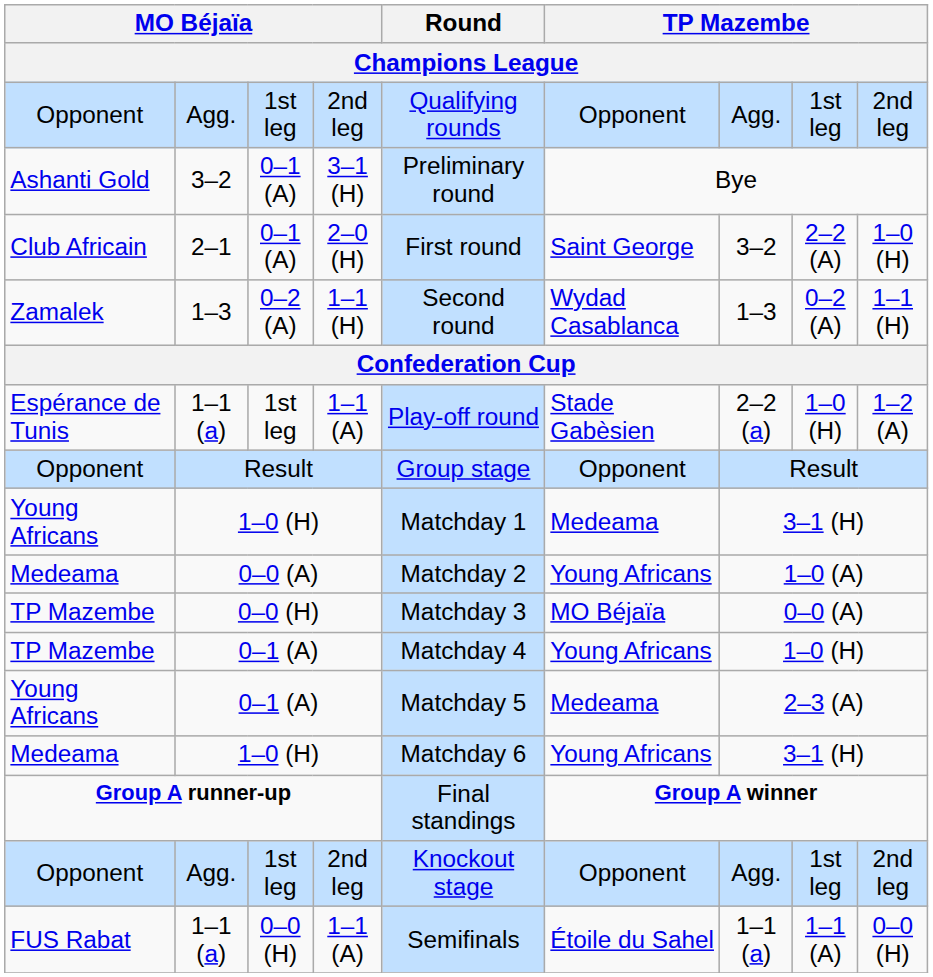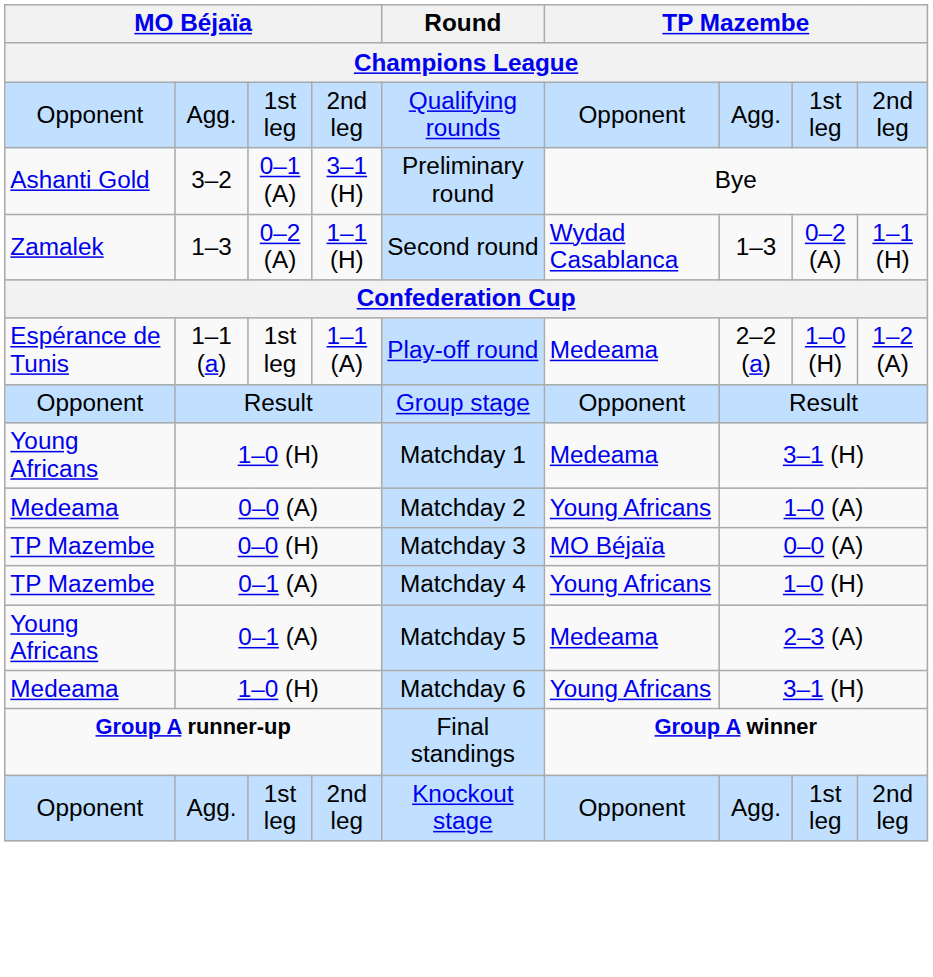- row: (79, 246)
(602, 416) Stade Gabèsien -> (604, 350) Medeama
- row: (71, 939)
